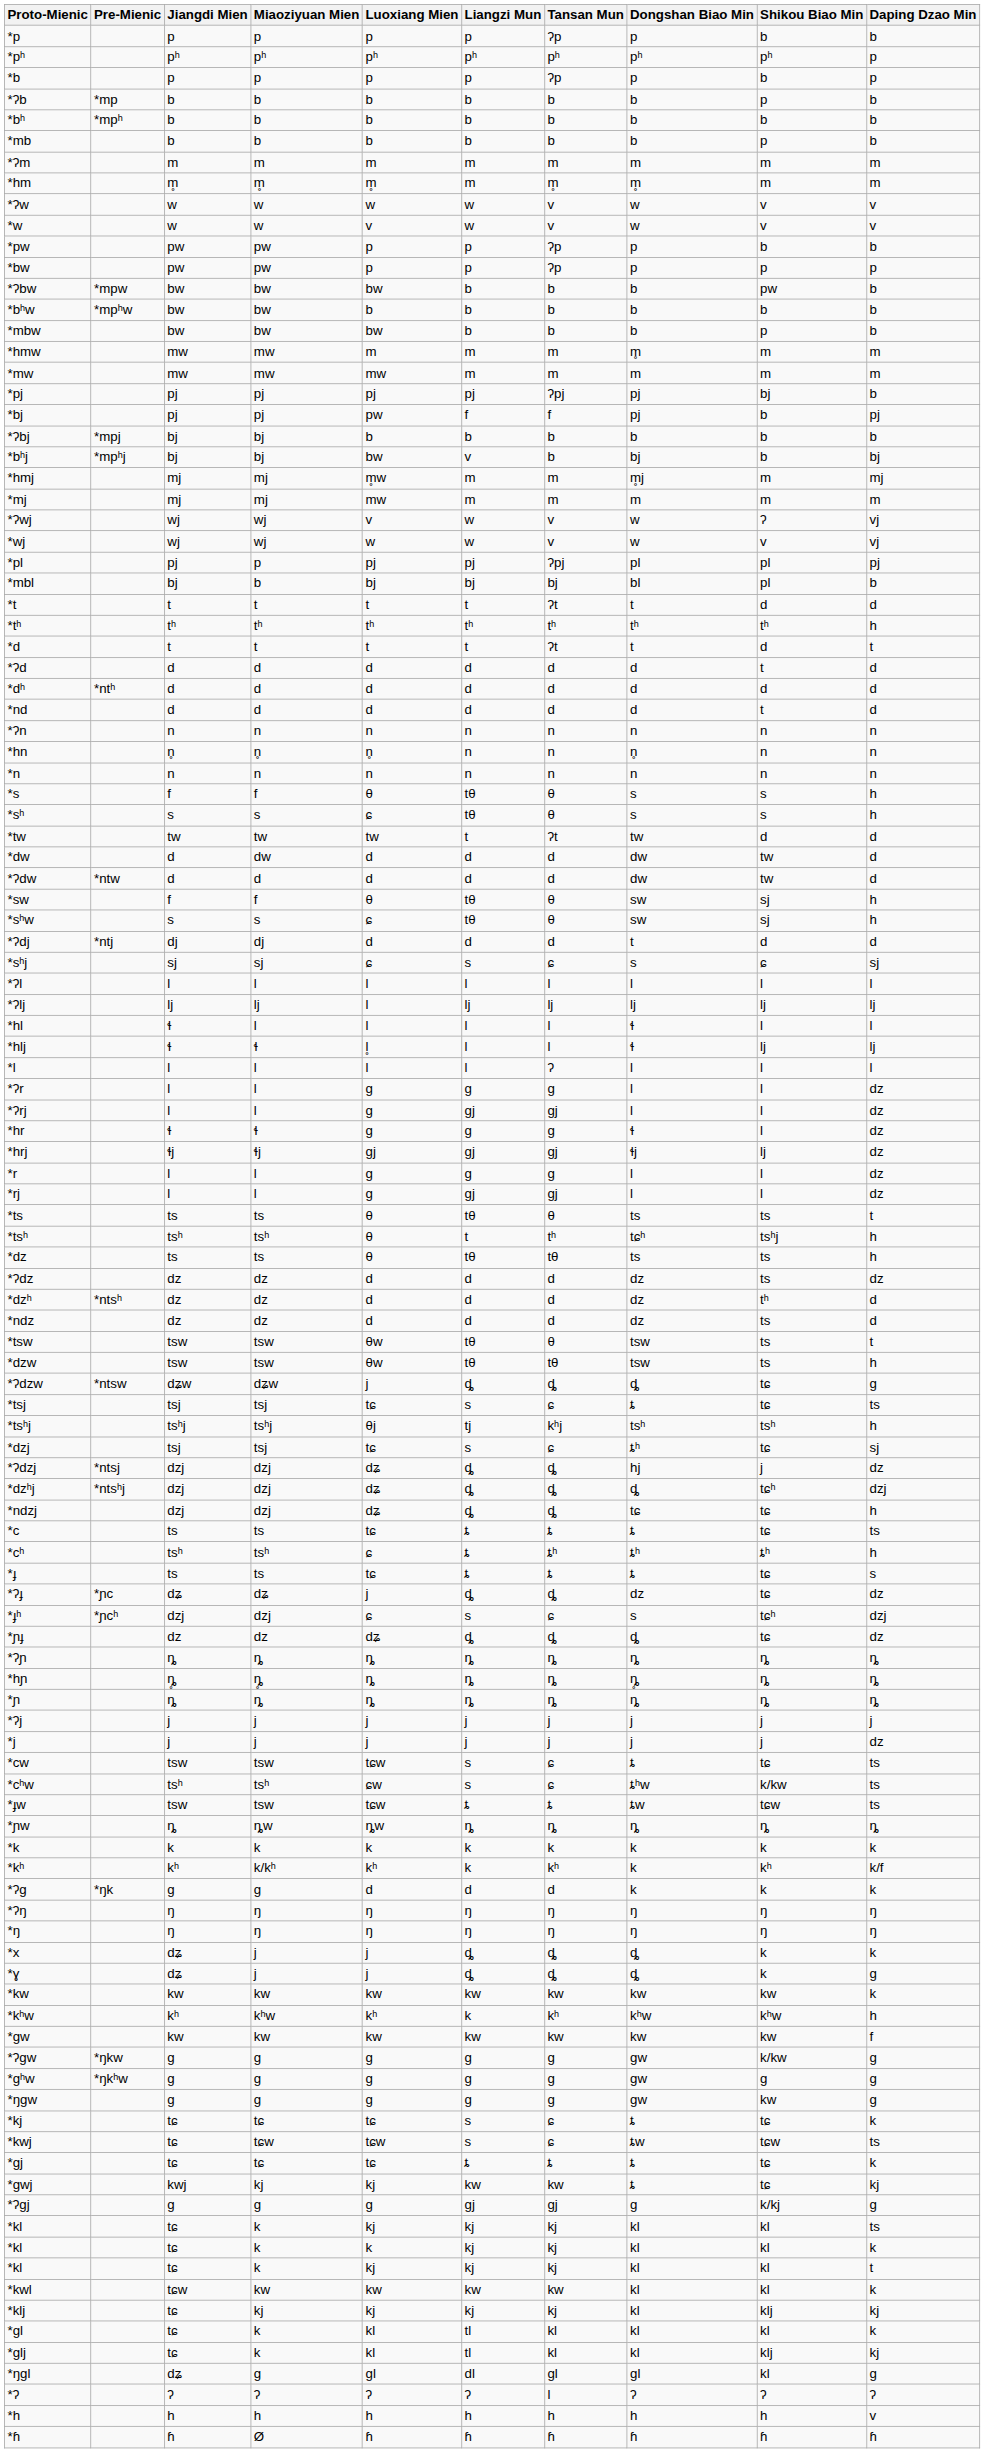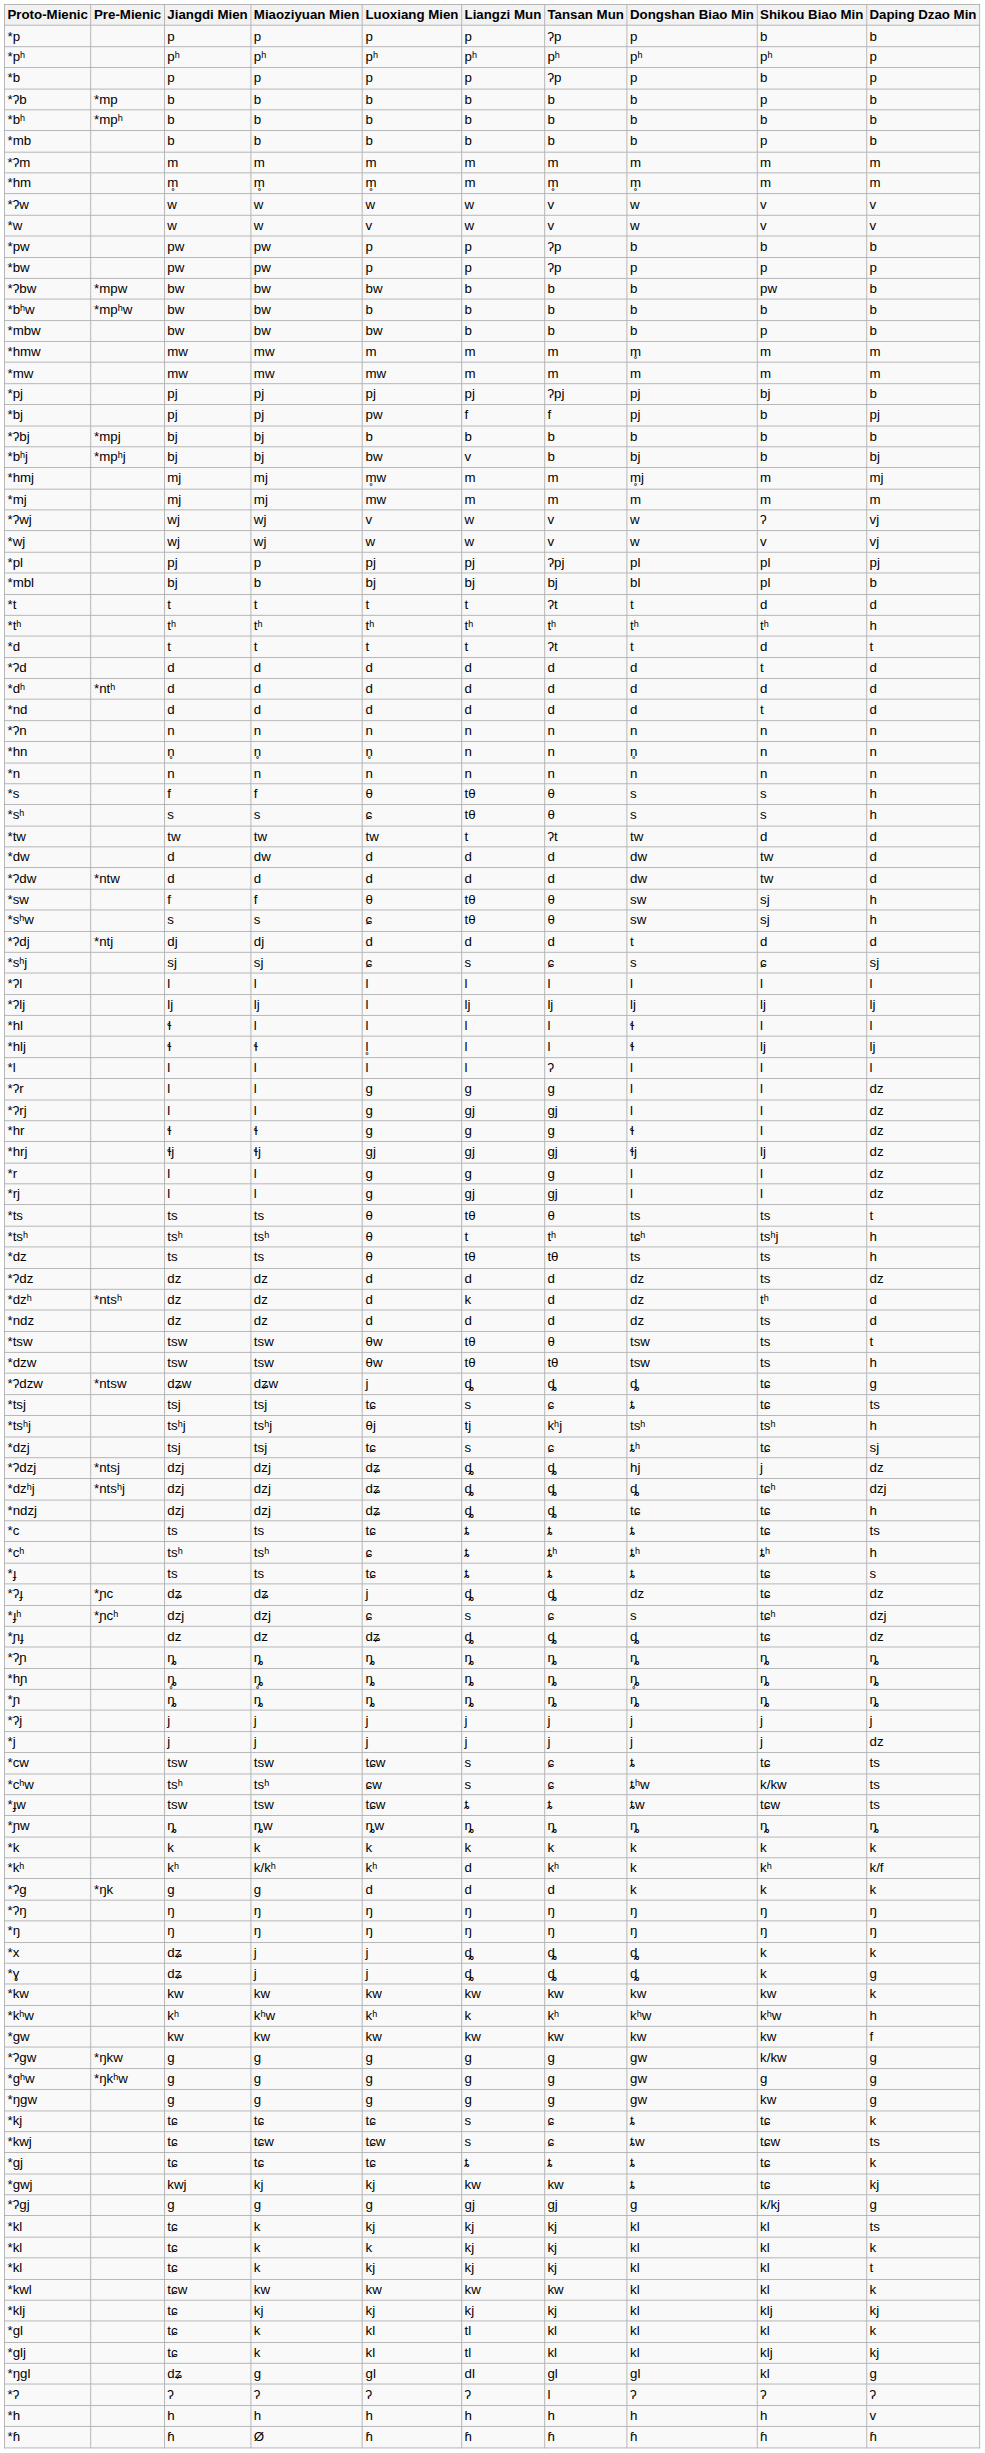(634, 246) p -> (634, 246) b
(468, 1299) d -> (468, 1299) k
(468, 1868) k -> (468, 1868) d
